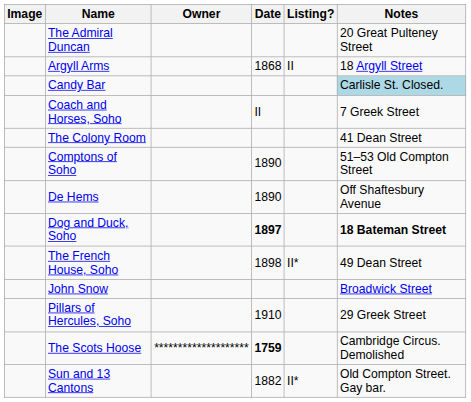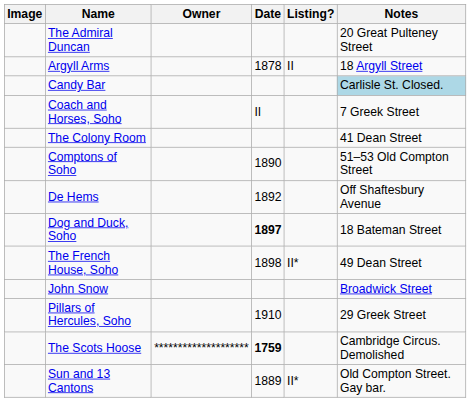(268, 66) 1868 -> (268, 66) 1878
(268, 197) 1890 -> (268, 197) 1892
(393, 229) bold -> (391, 229) normal
(268, 381) 1882 -> (268, 381) 1889
